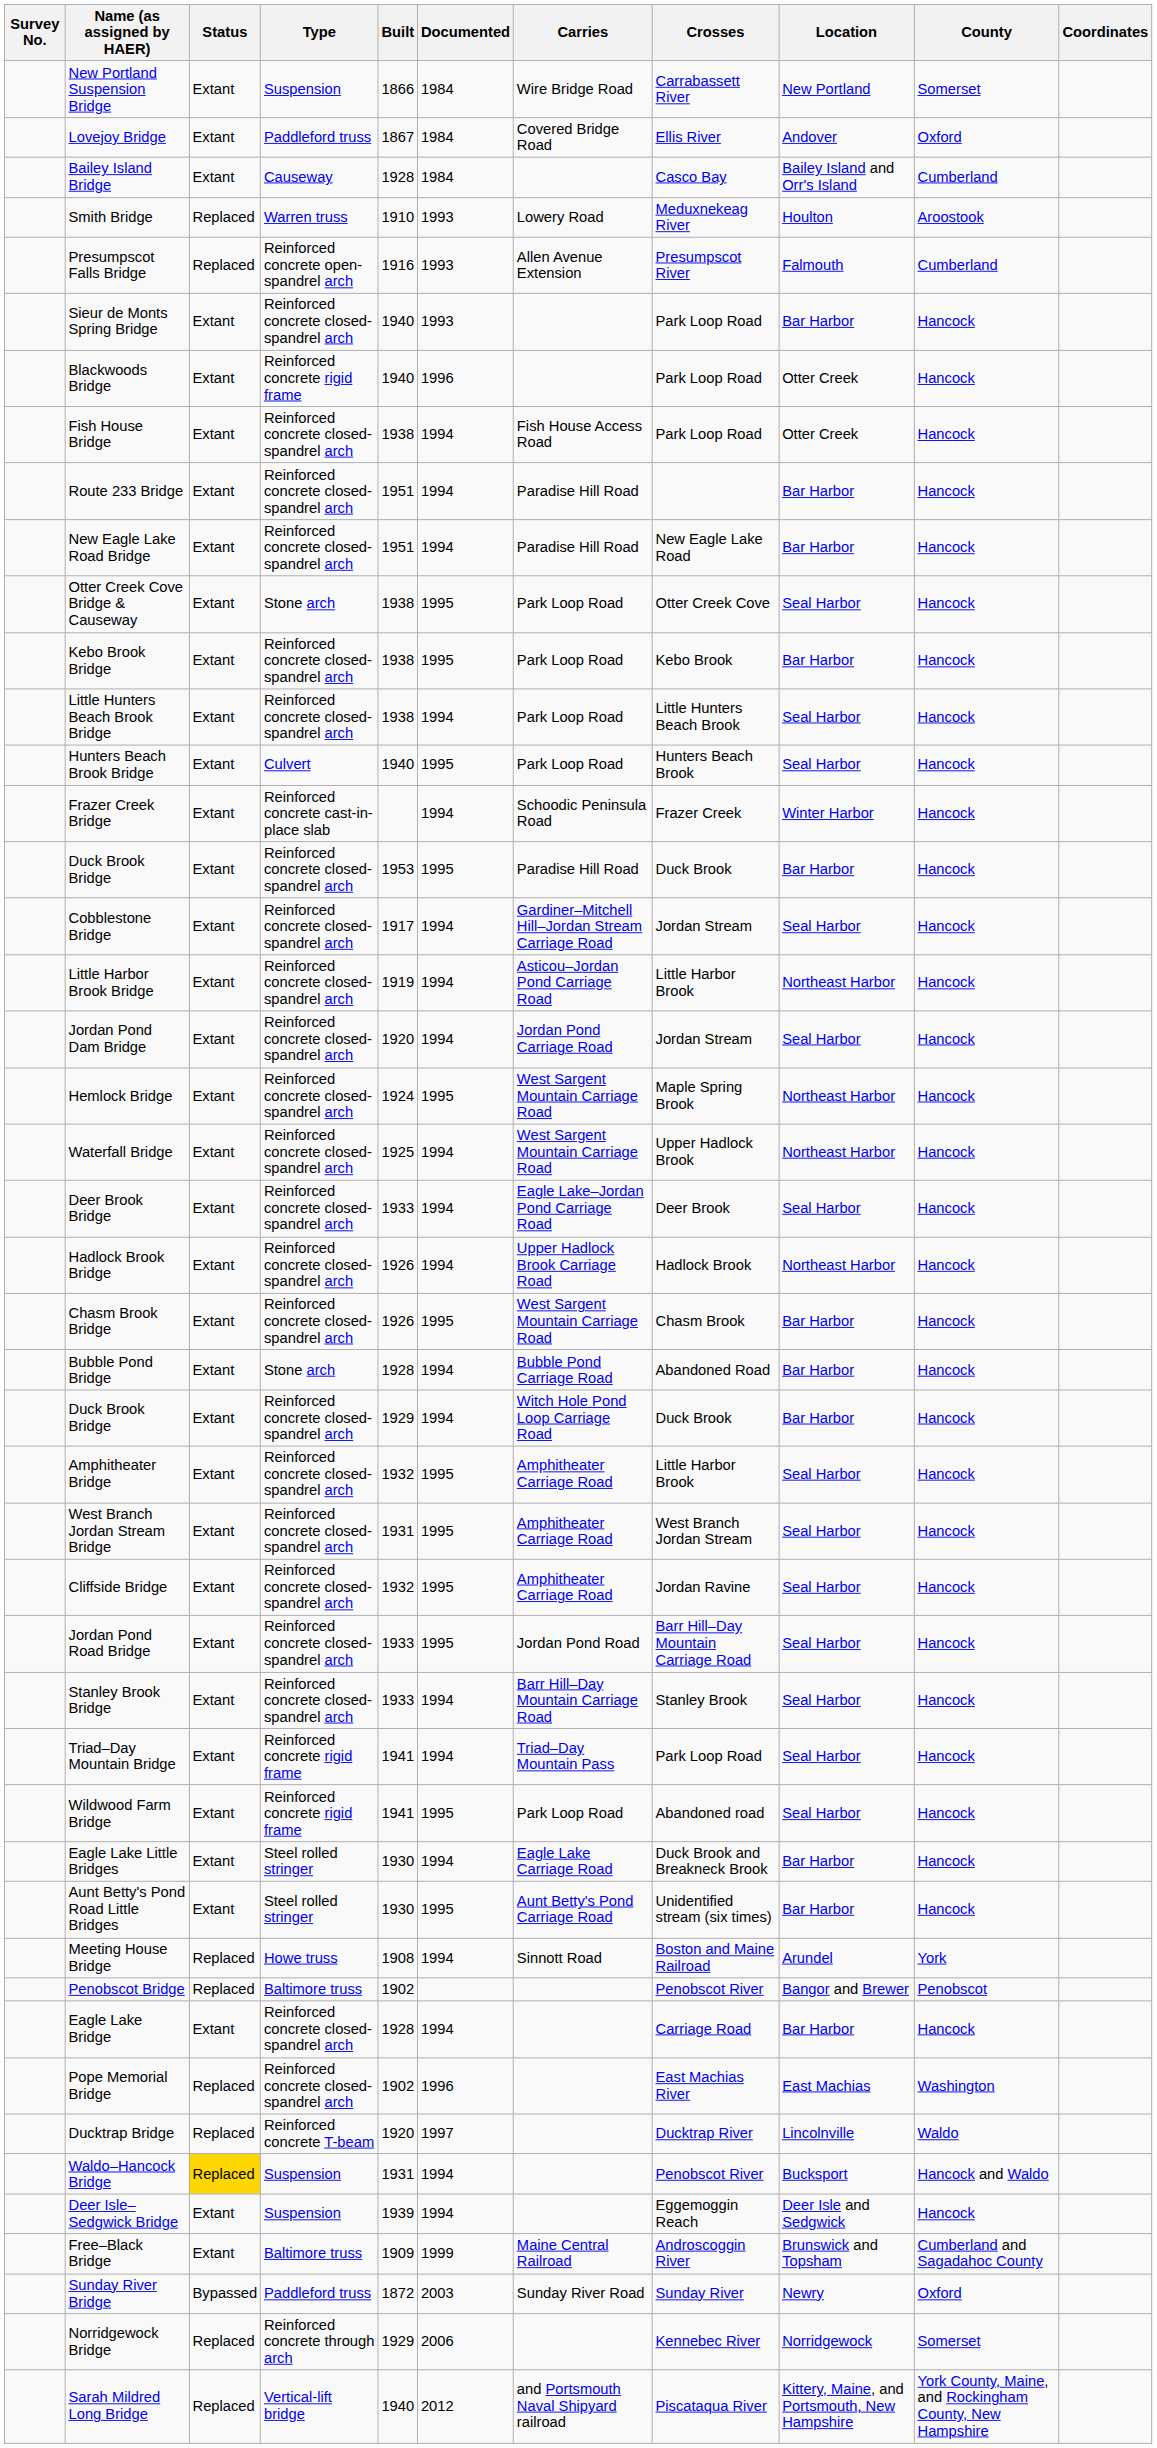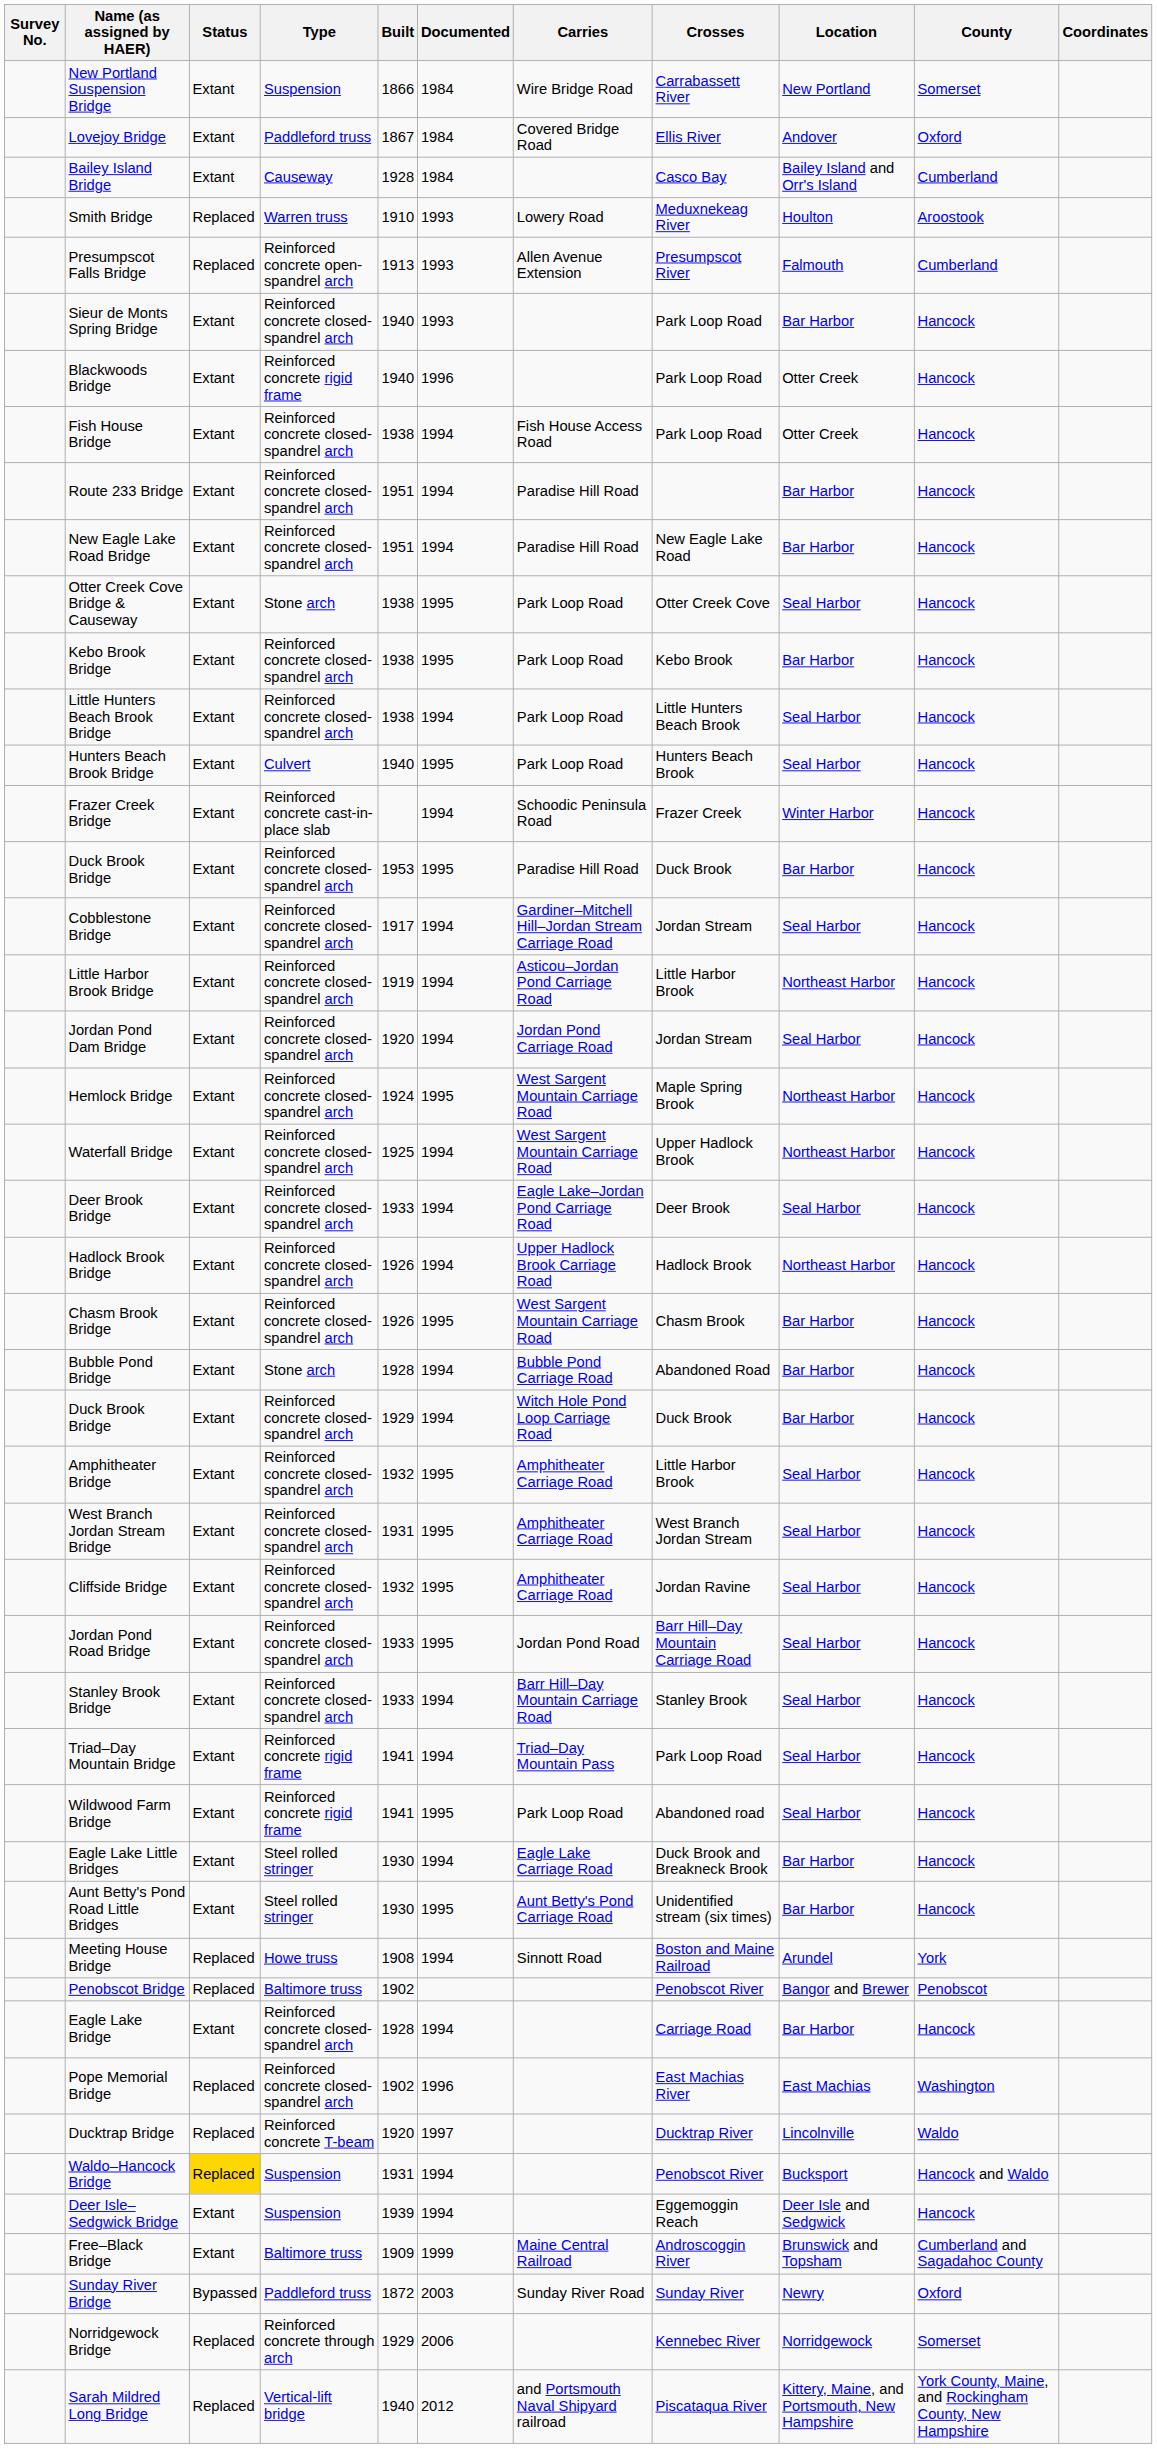(398, 265) 1916 -> (398, 265) 1913
